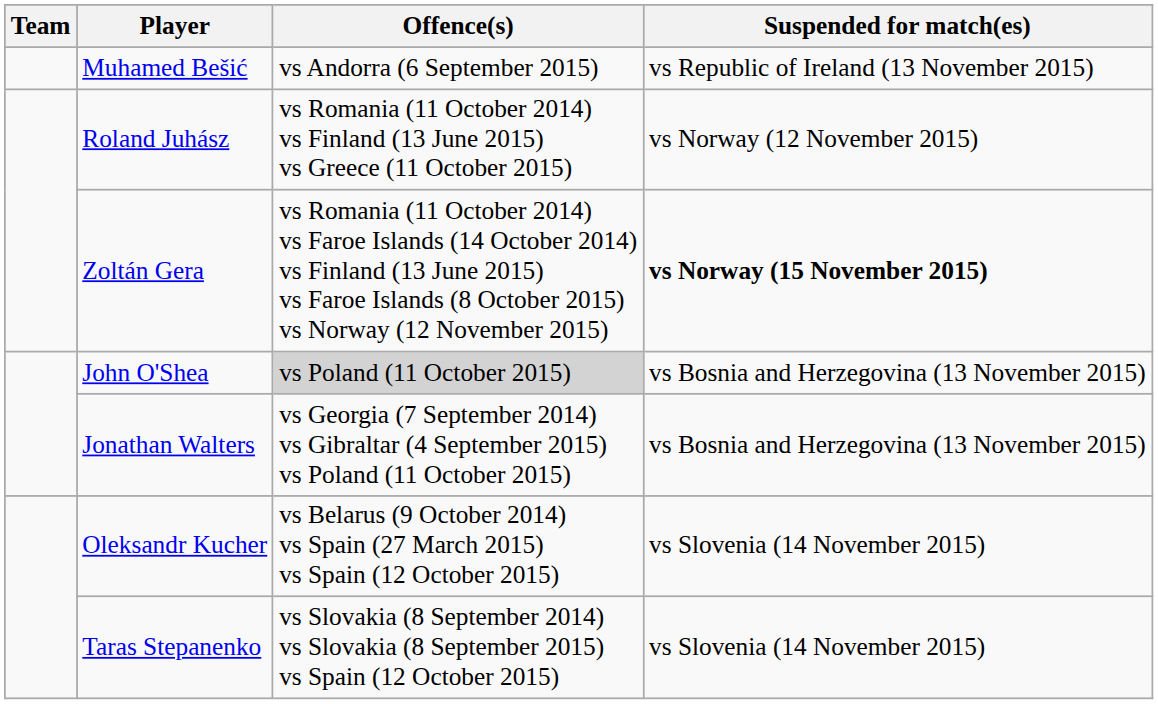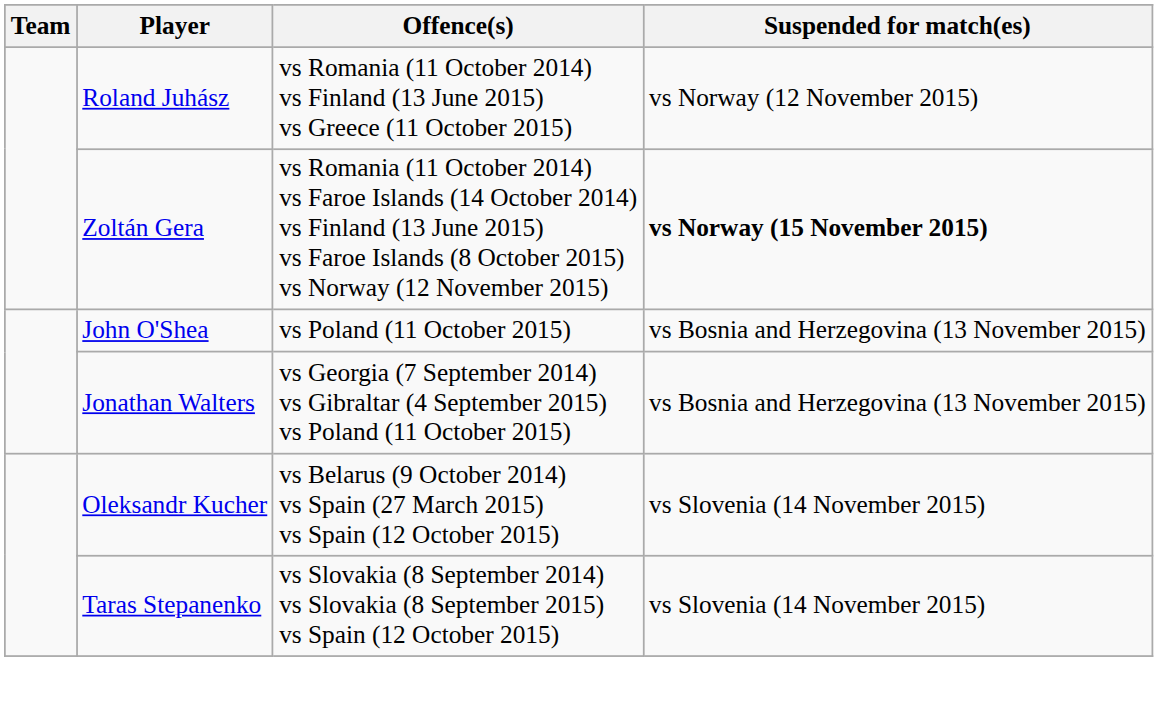- row: (165, 67)
(425, 372) lightgrey background -> (425, 330) no background
